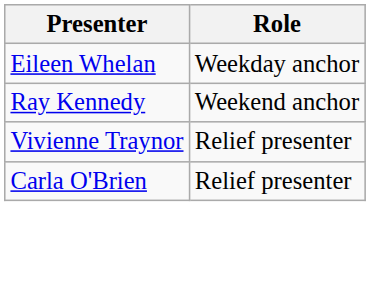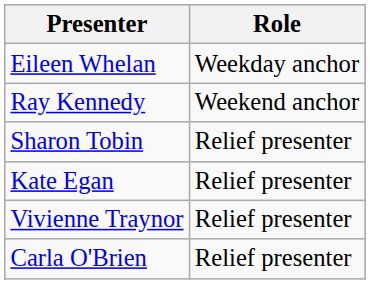+ row: (77, 141)
+ row: (62, 180)
